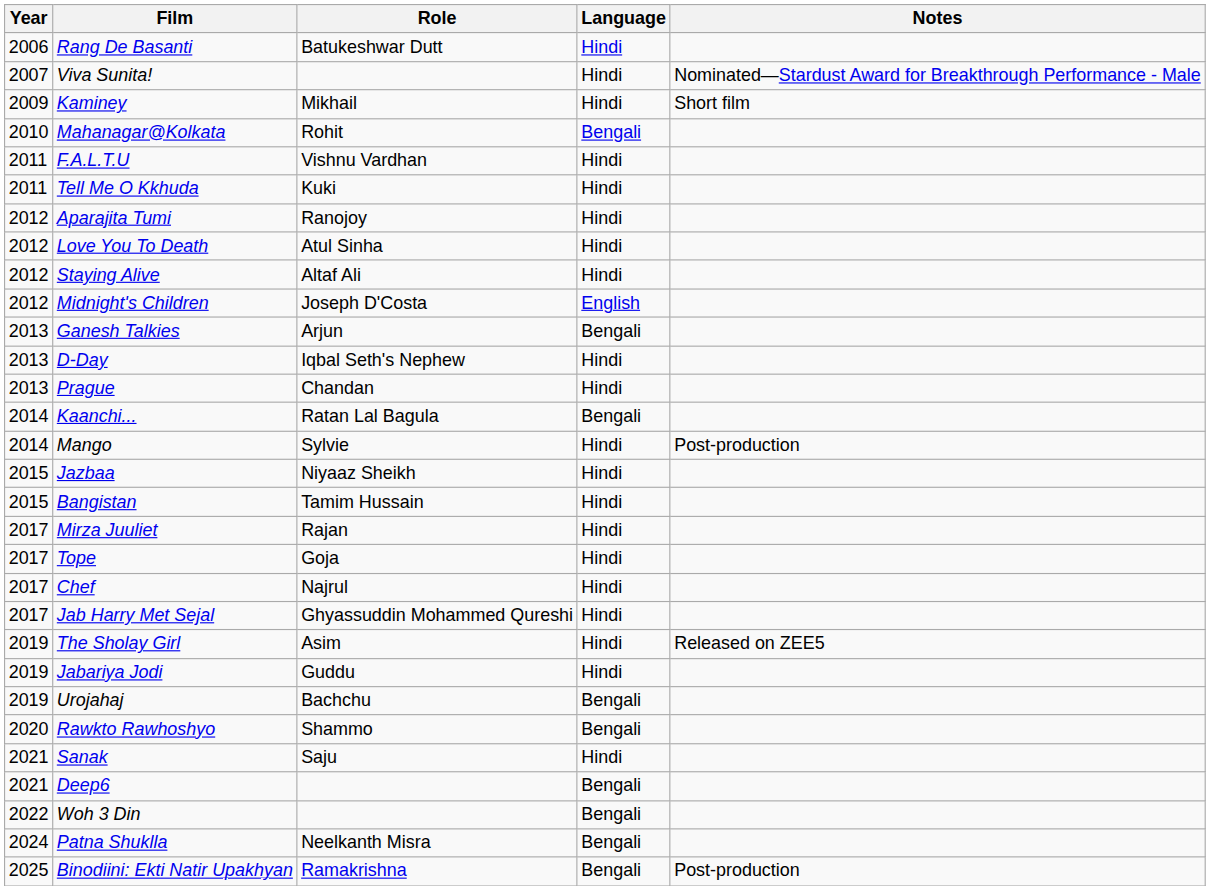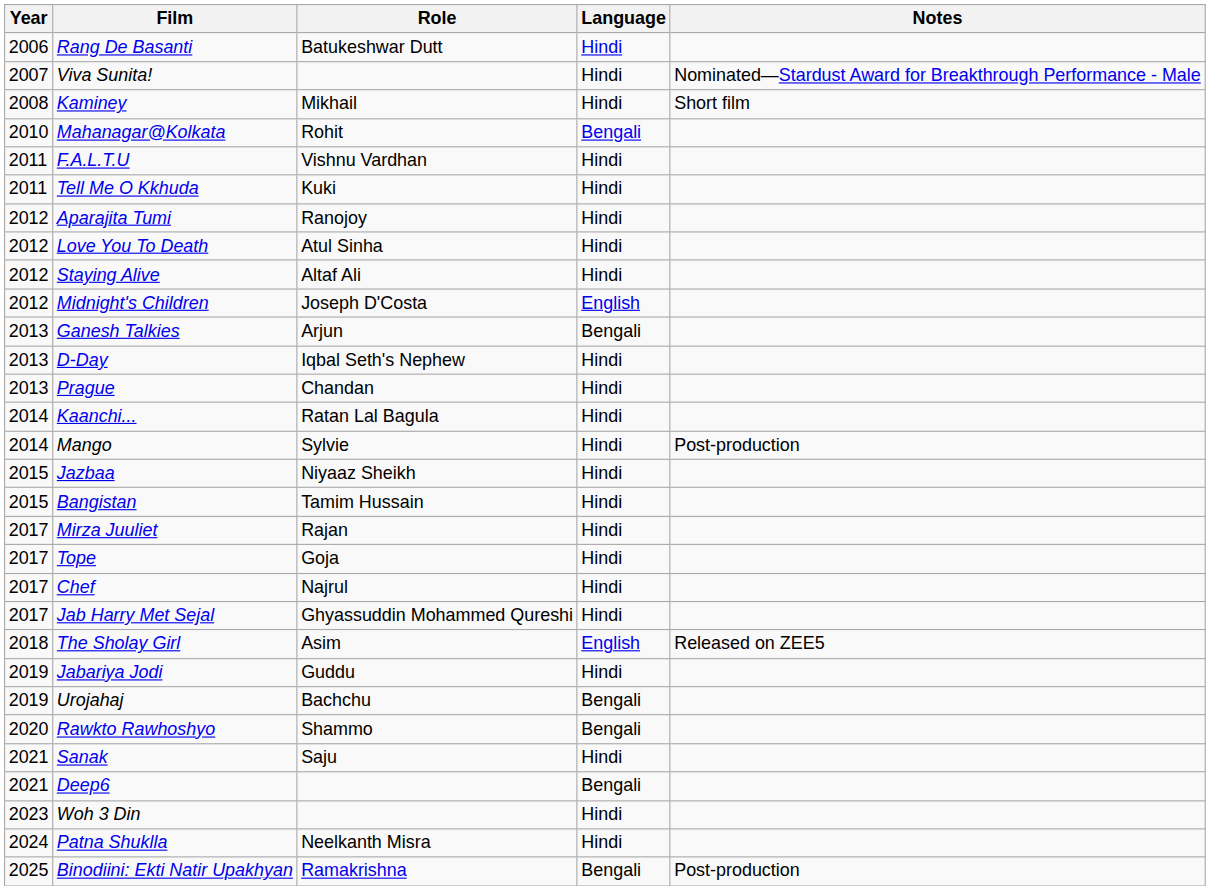(29, 103) 2009 -> (29, 103) 2008
(611, 416) Bengali -> (602, 416) Hindi
(29, 643) 2019 -> (29, 643) 2018
(602, 643) Hindi -> (611, 643) English
(29, 814) 2022 -> (29, 814) 2023
(611, 814) Bengali -> (602, 814) Hindi
(611, 842) Bengali -> (602, 842) Hindi
